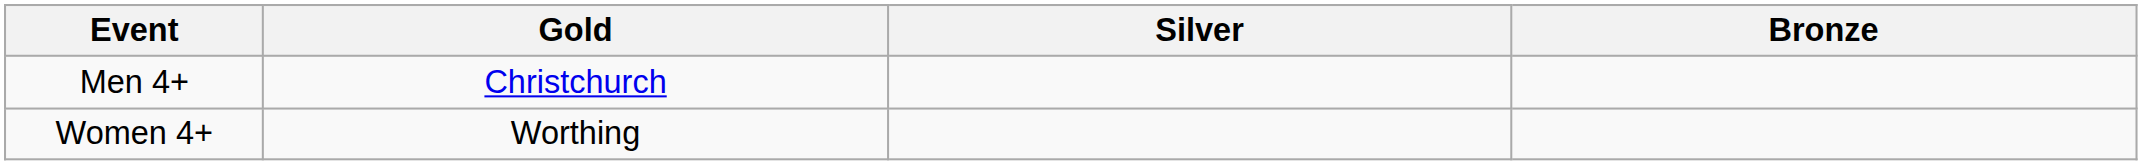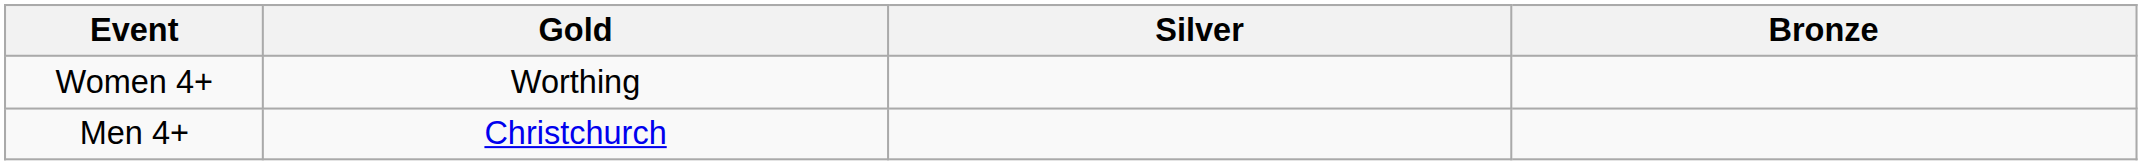rows swapped: (134, 81) <-> (134, 133)
